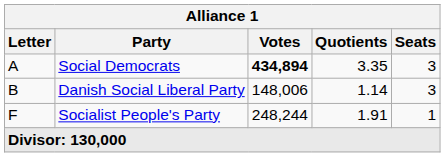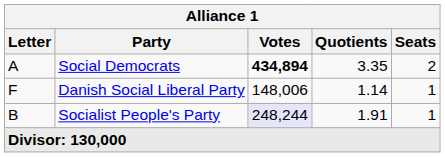(432, 66) 3 -> (432, 66) 2
(13, 90) B -> (13, 90) F
(432, 90) 3 -> (432, 90) 1
(13, 115) F -> (13, 115) B
(280, 115) no background -> (280, 115) lavender background
